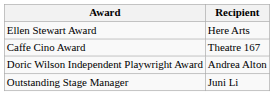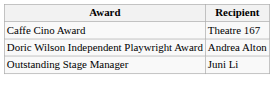- row: (52, 30)
